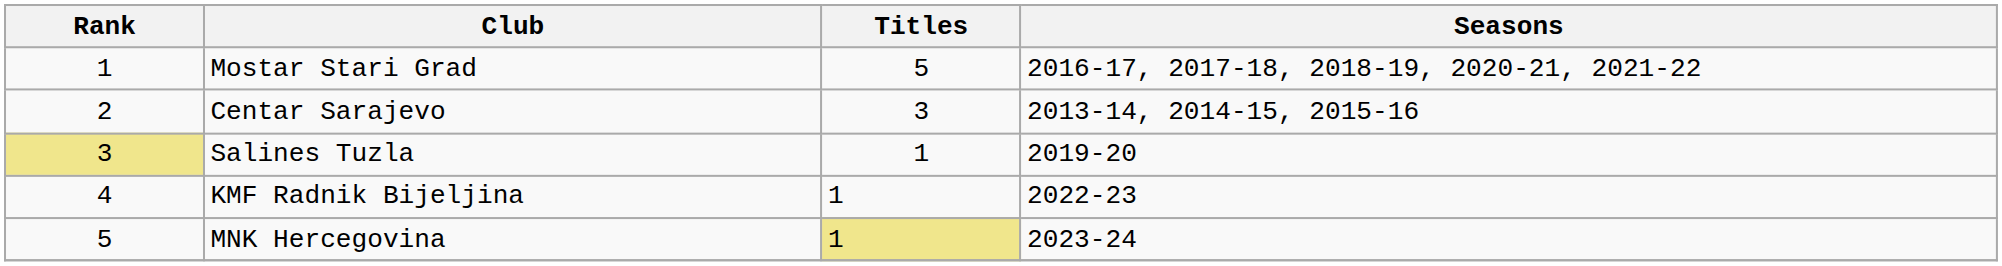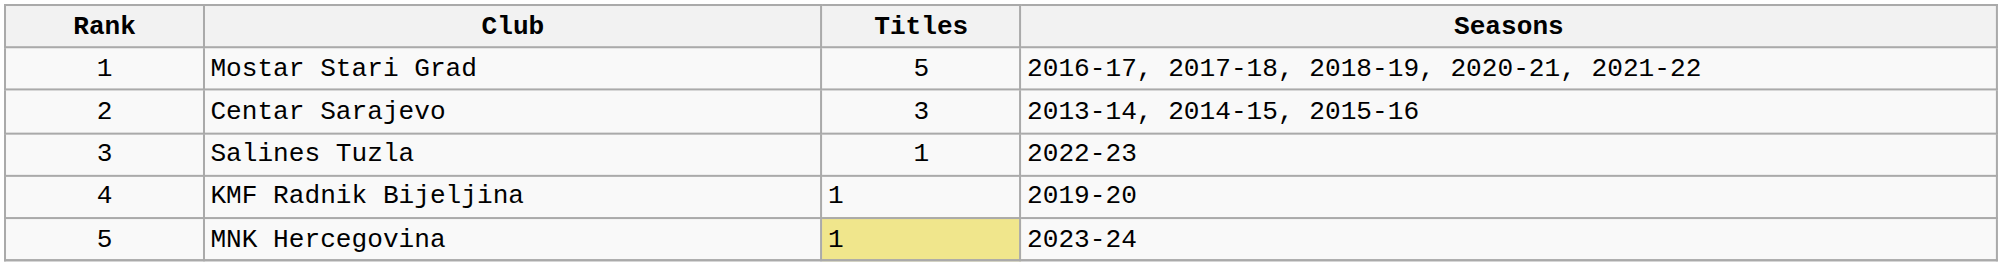(105, 154) khaki background -> (105, 154) no background
(1082, 154) 2019-20 -> (1082, 154) 2022-23
(1082, 197) 2022-23 -> (1082, 197) 2019-20
